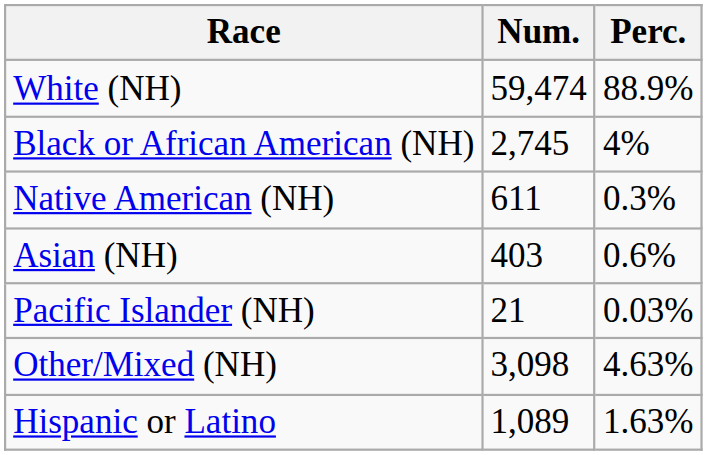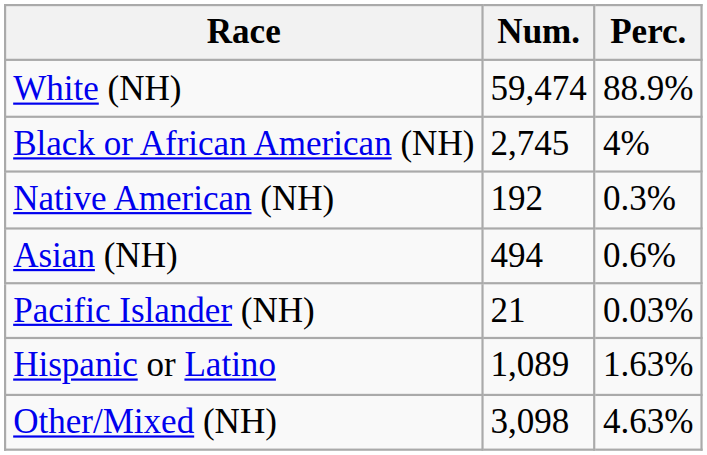(516, 198) 611 -> (517, 198) 192
(517, 254) 403 -> (517, 254) 494
rows swapped: (145, 365) <-> (145, 421)
